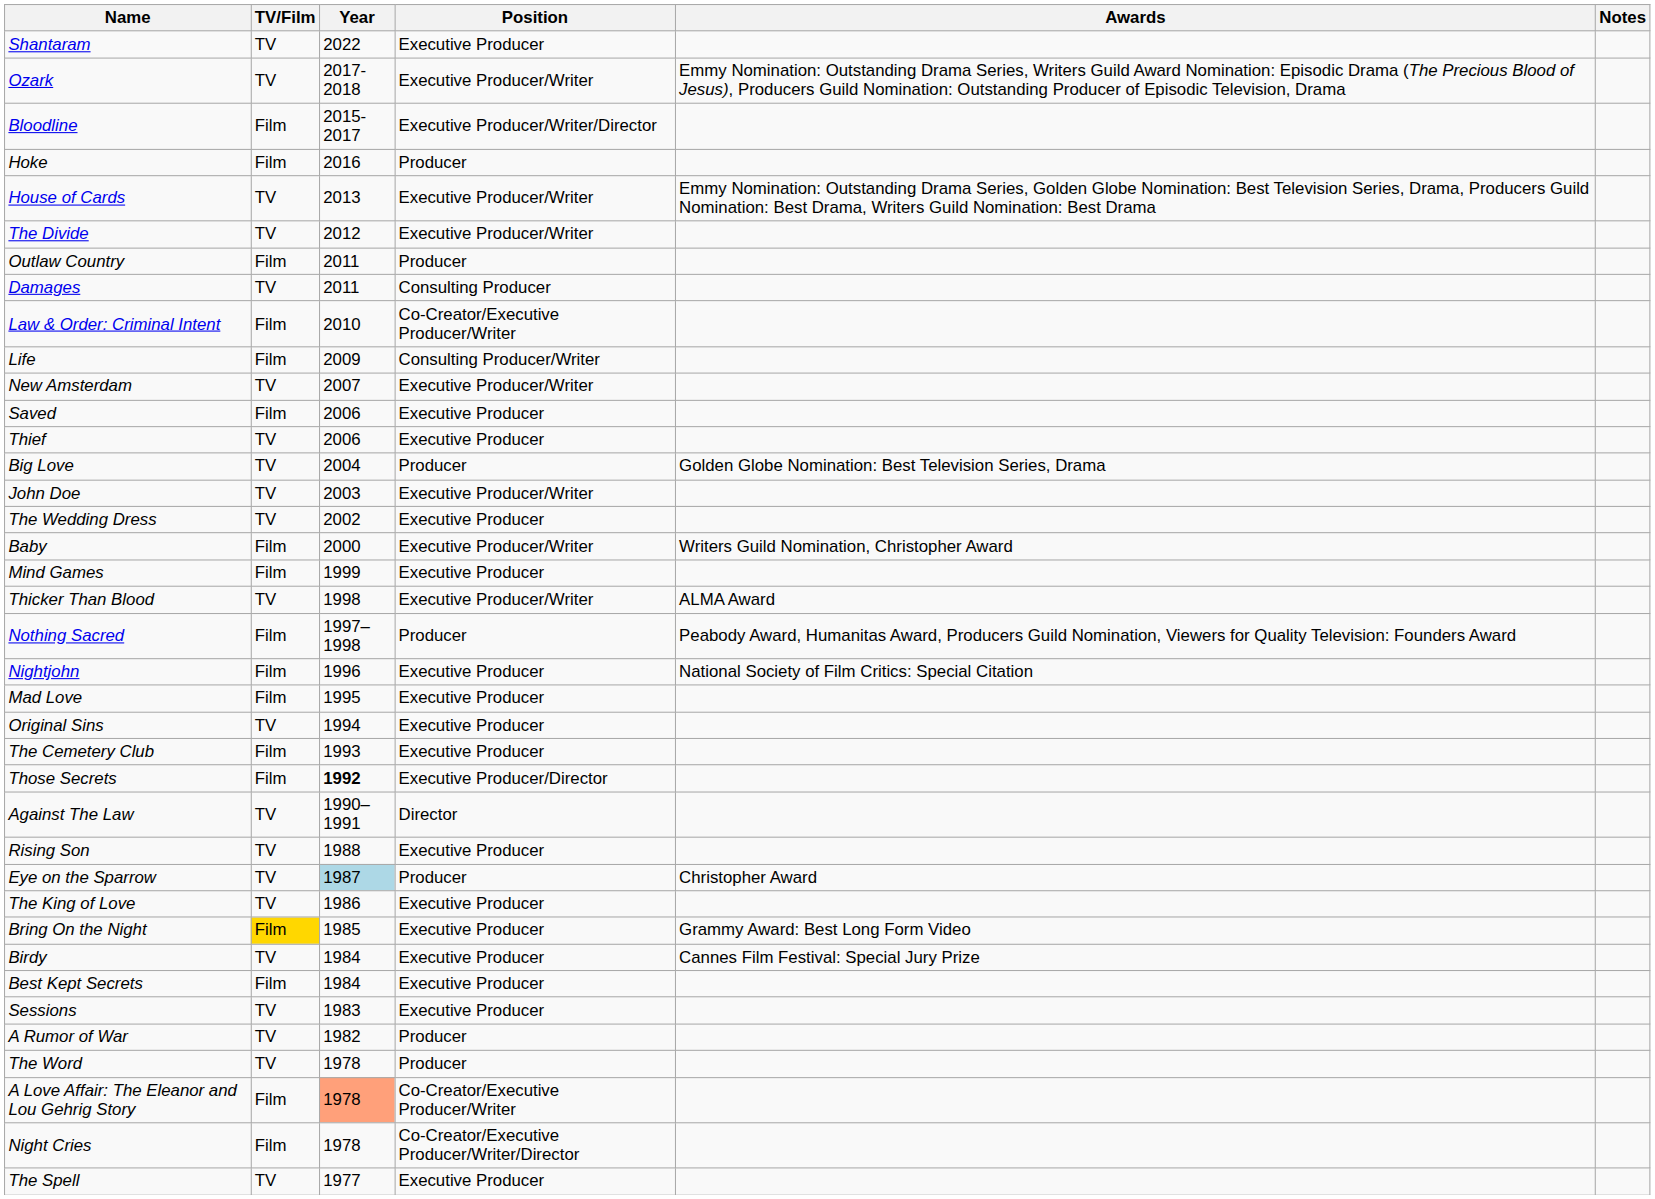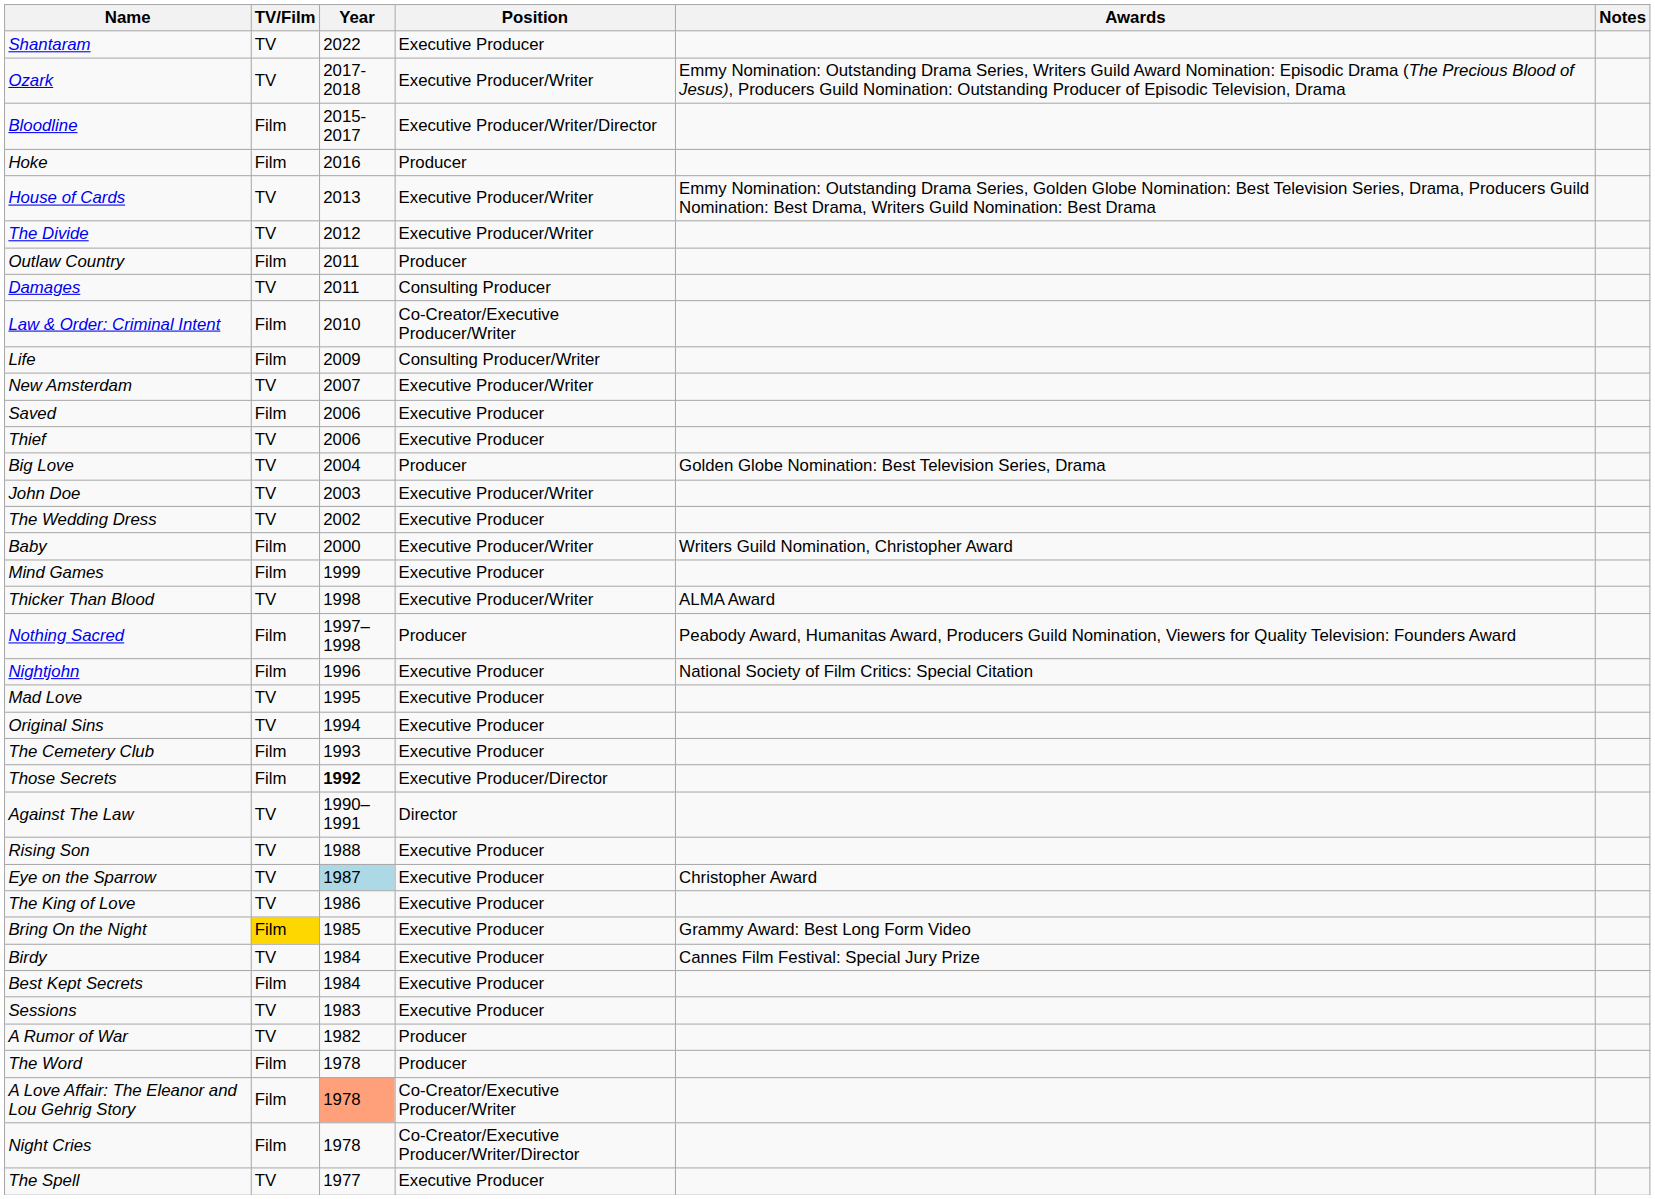(271, 698) Film -> (266, 698) TV
(433, 877) Producer -> (471, 877) Executive Producer
(266, 1063) TV -> (271, 1063) Film
